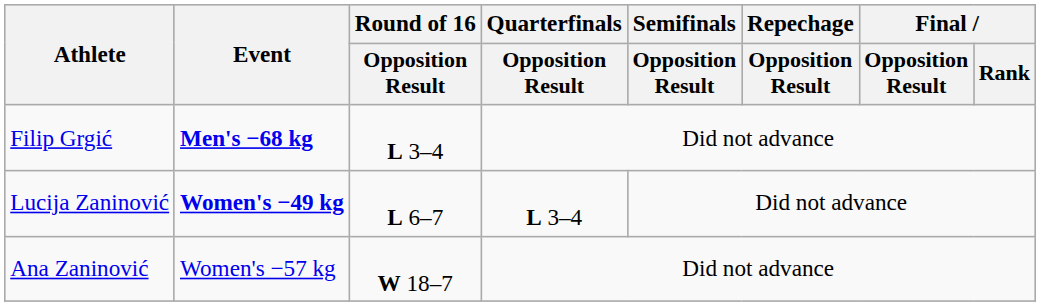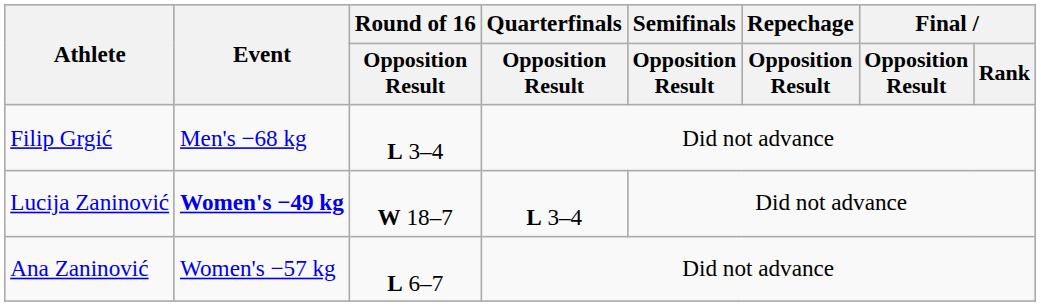(246, 137) bold -> (243, 137) normal
(415, 217) L 6–7 -> (415, 217) W 18–7
(415, 282) W 18–7 -> (415, 282) L 6–7
